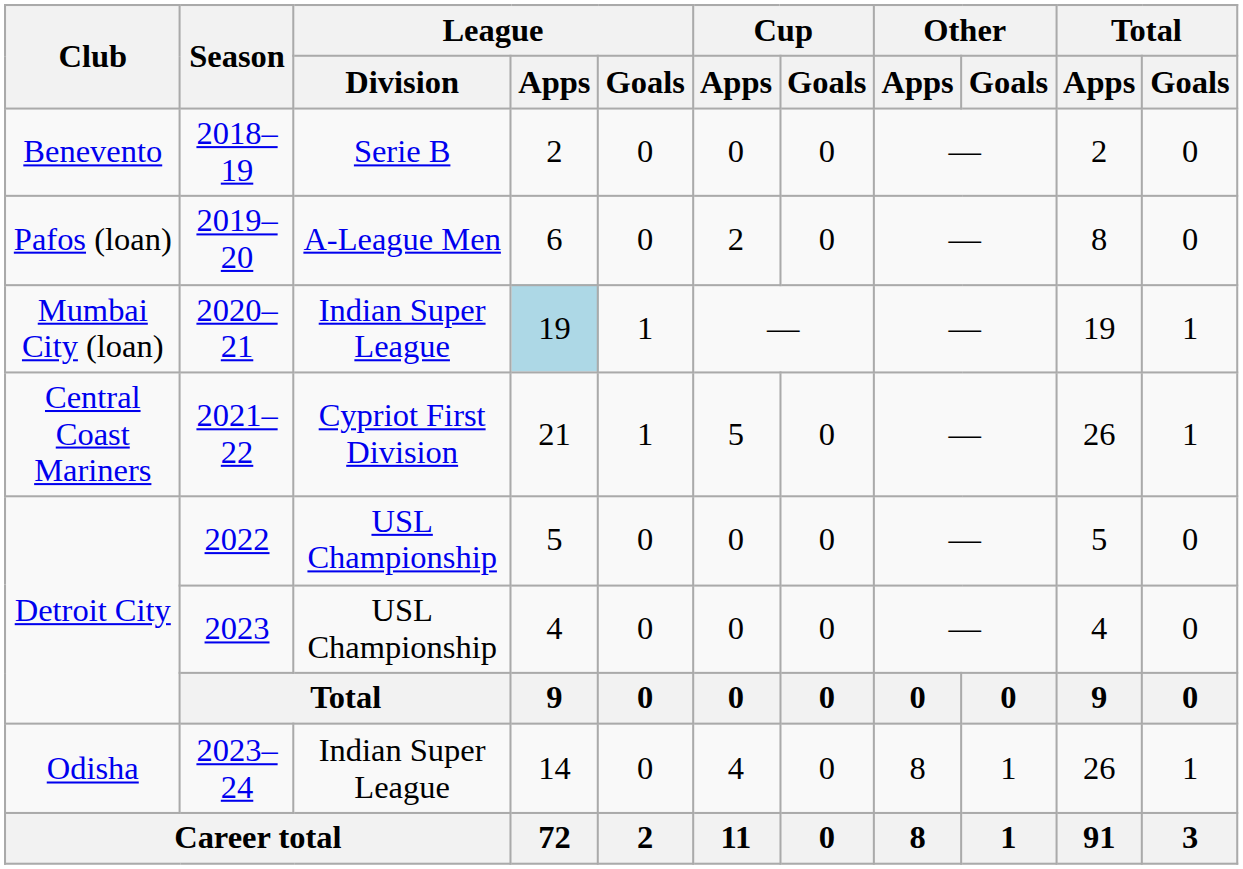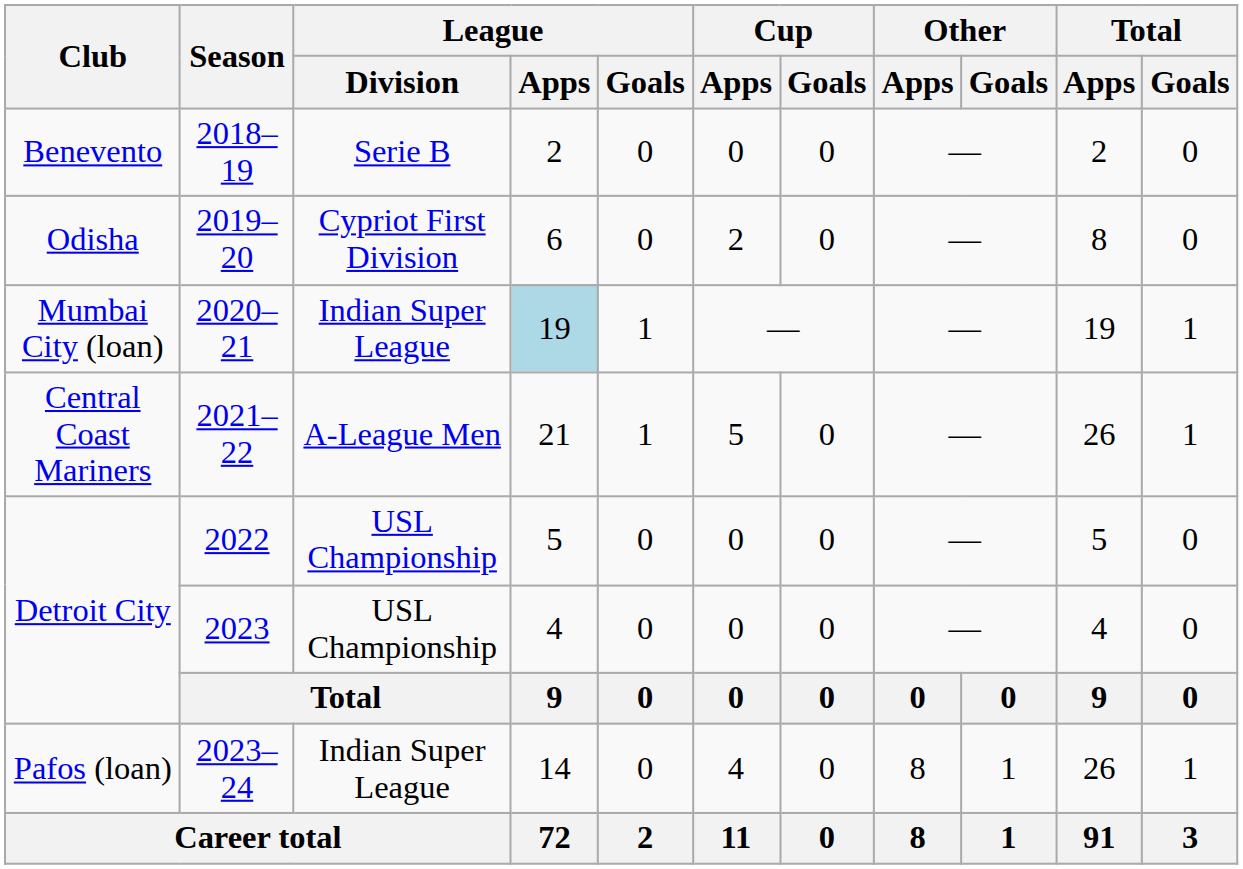(93, 239) Pafos (loan) -> (93, 239) Odisha
(402, 239) A-League Men -> (402, 239) Cypriot First Division
(402, 433) Cypriot First Division -> (402, 433) A-League Men
(93, 767) Odisha -> (93, 767) Pafos (loan)
